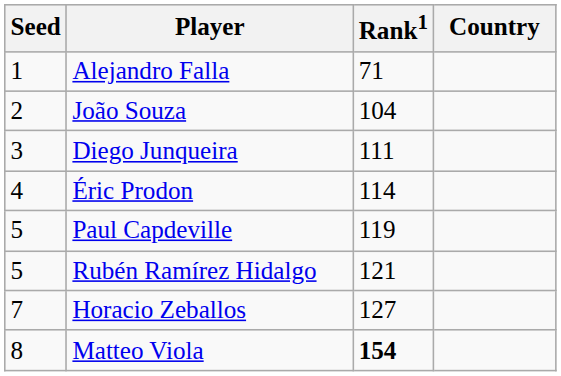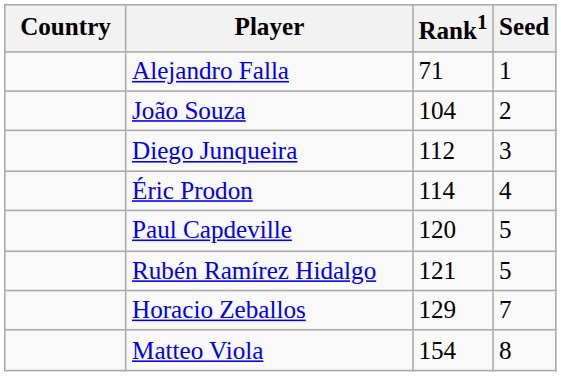columns swapped: (494, 27) <-> (36, 27)
(377, 150) 111 -> (437, 150) 112
(377, 230) 119 -> (437, 230) 120
(378, 310) 127 -> (437, 310) 129
(378, 349) bold -> (437, 349) normal
